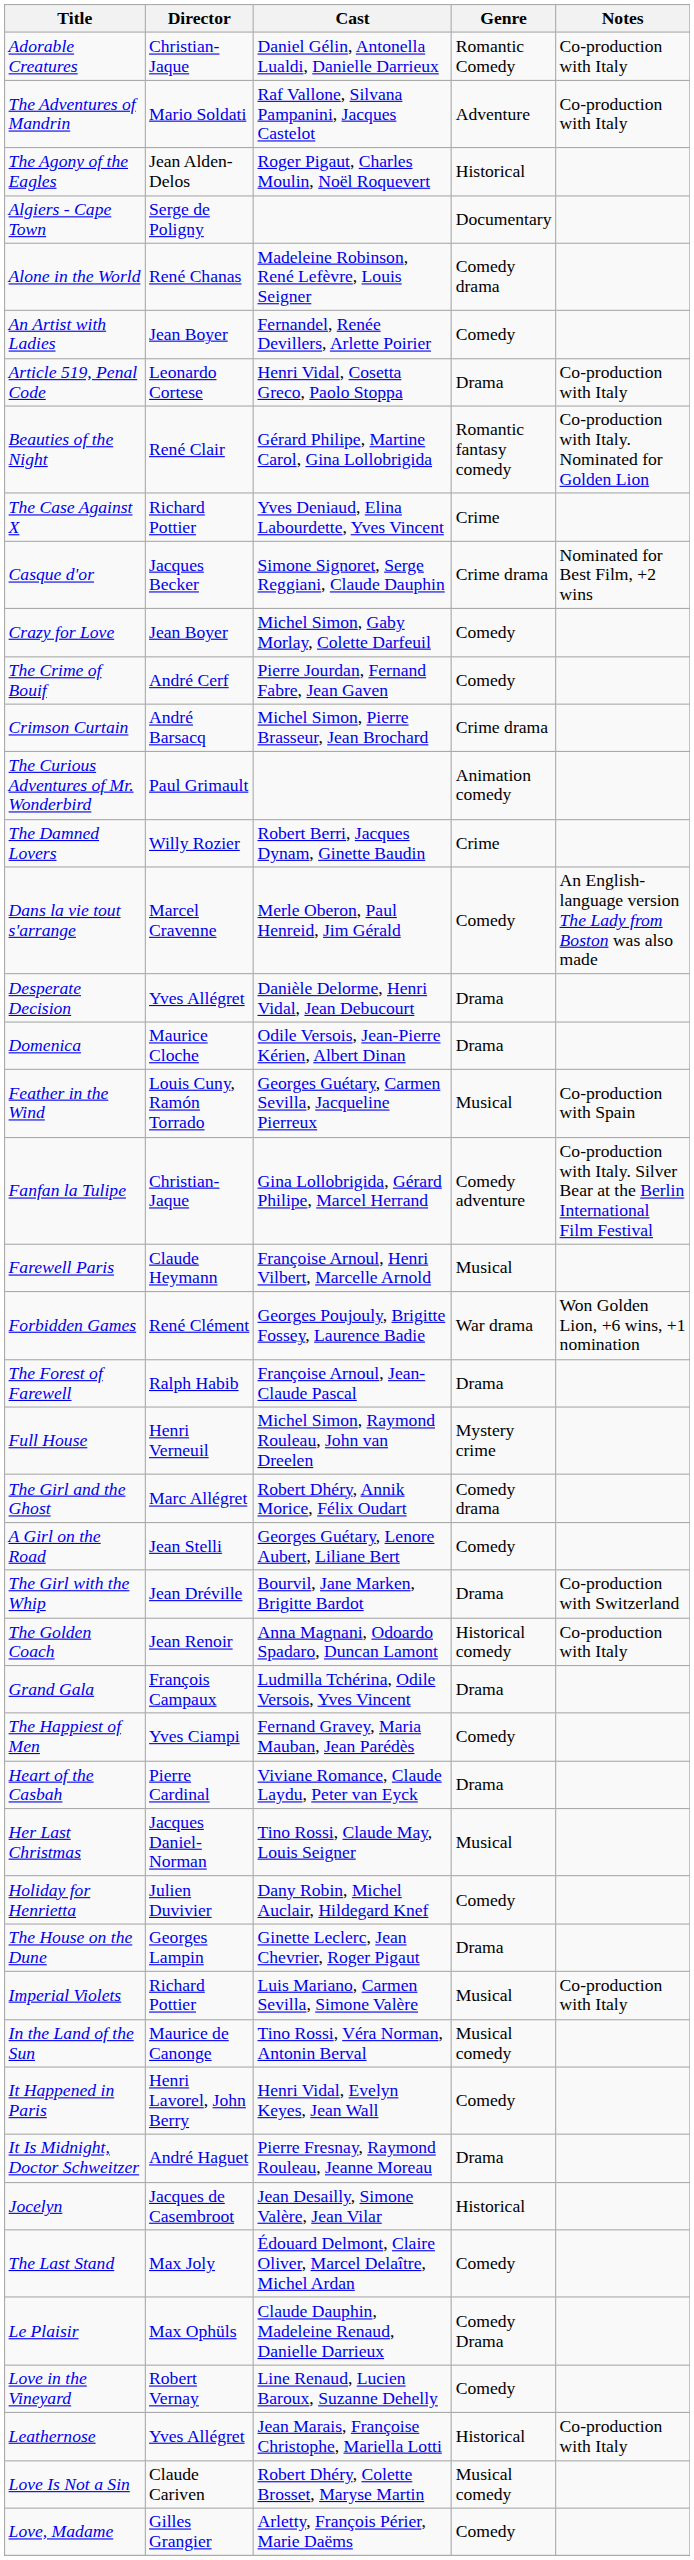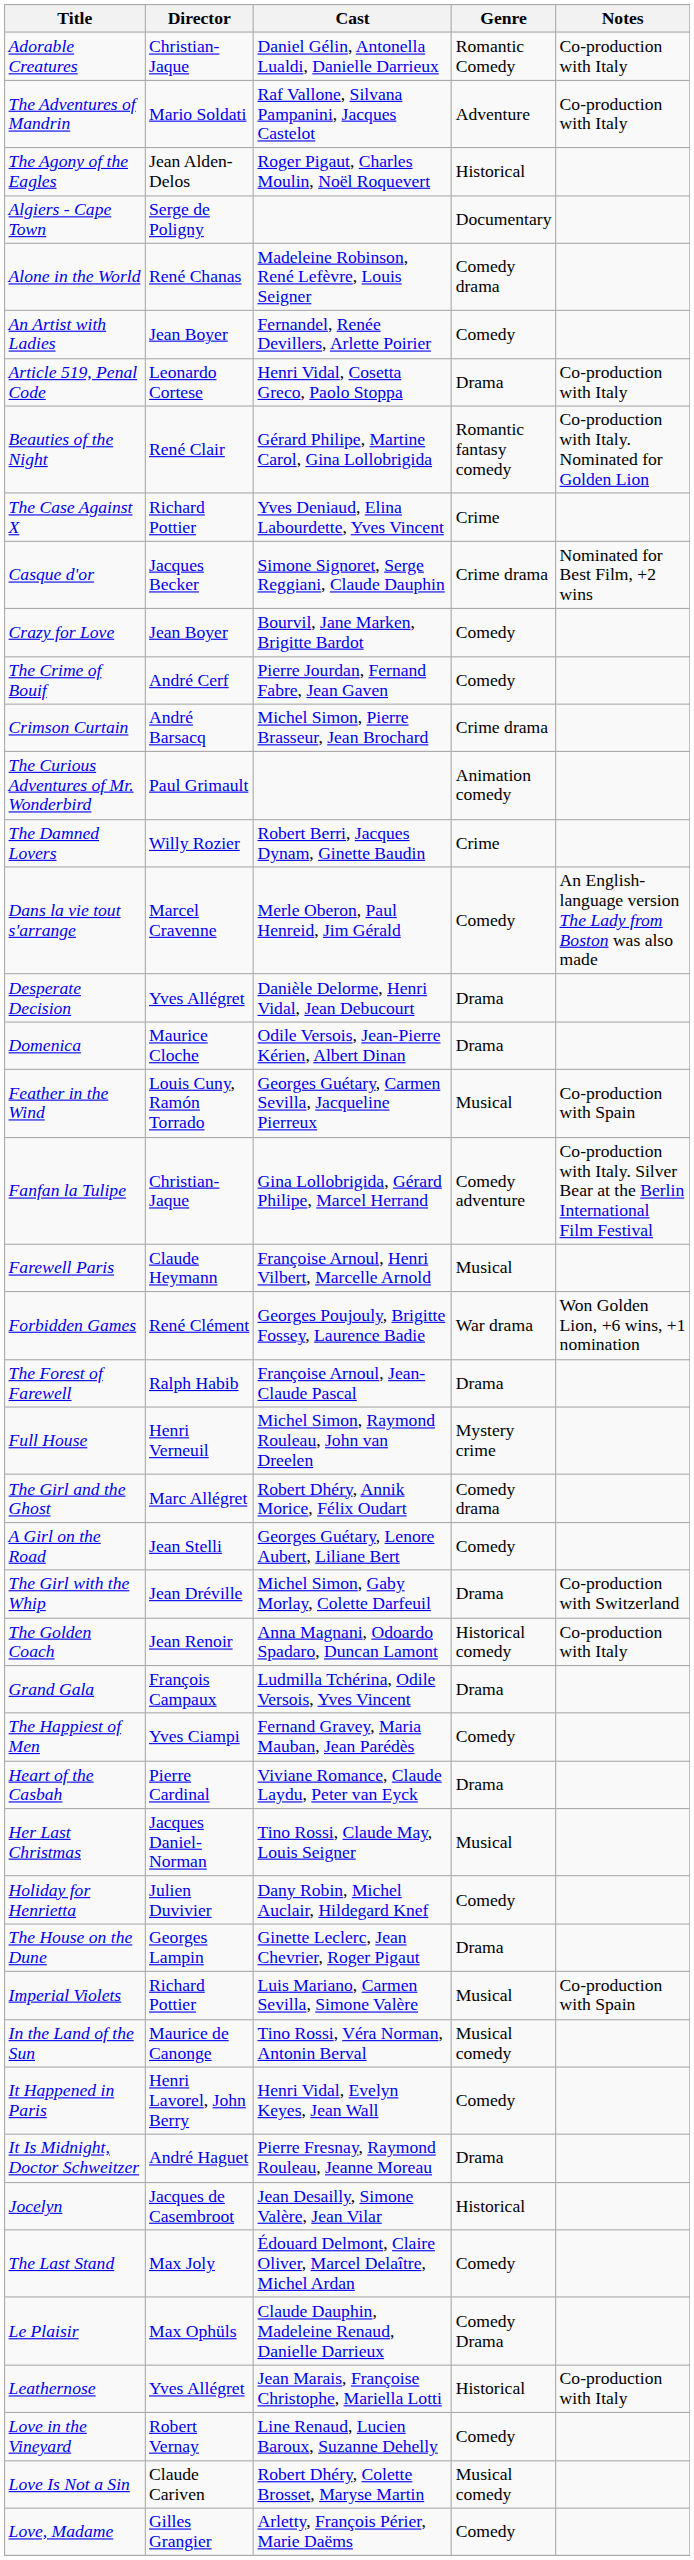(344, 632) Michel Simon, Gaby Morlay, Colette Darfeuil -> (336, 632) Bourvil, Jane Marken, Brigitte Bardot
(336, 1593) Bourvil, Jane Marken, Brigitte Bardot -> (344, 1593) Michel Simon, Gaby Morlay, Colette Darfeuil
(611, 1995) Co-production with Italy -> (611, 1995) Co-production with Spain
rows swapped: (52, 2436) <-> (48, 2388)
